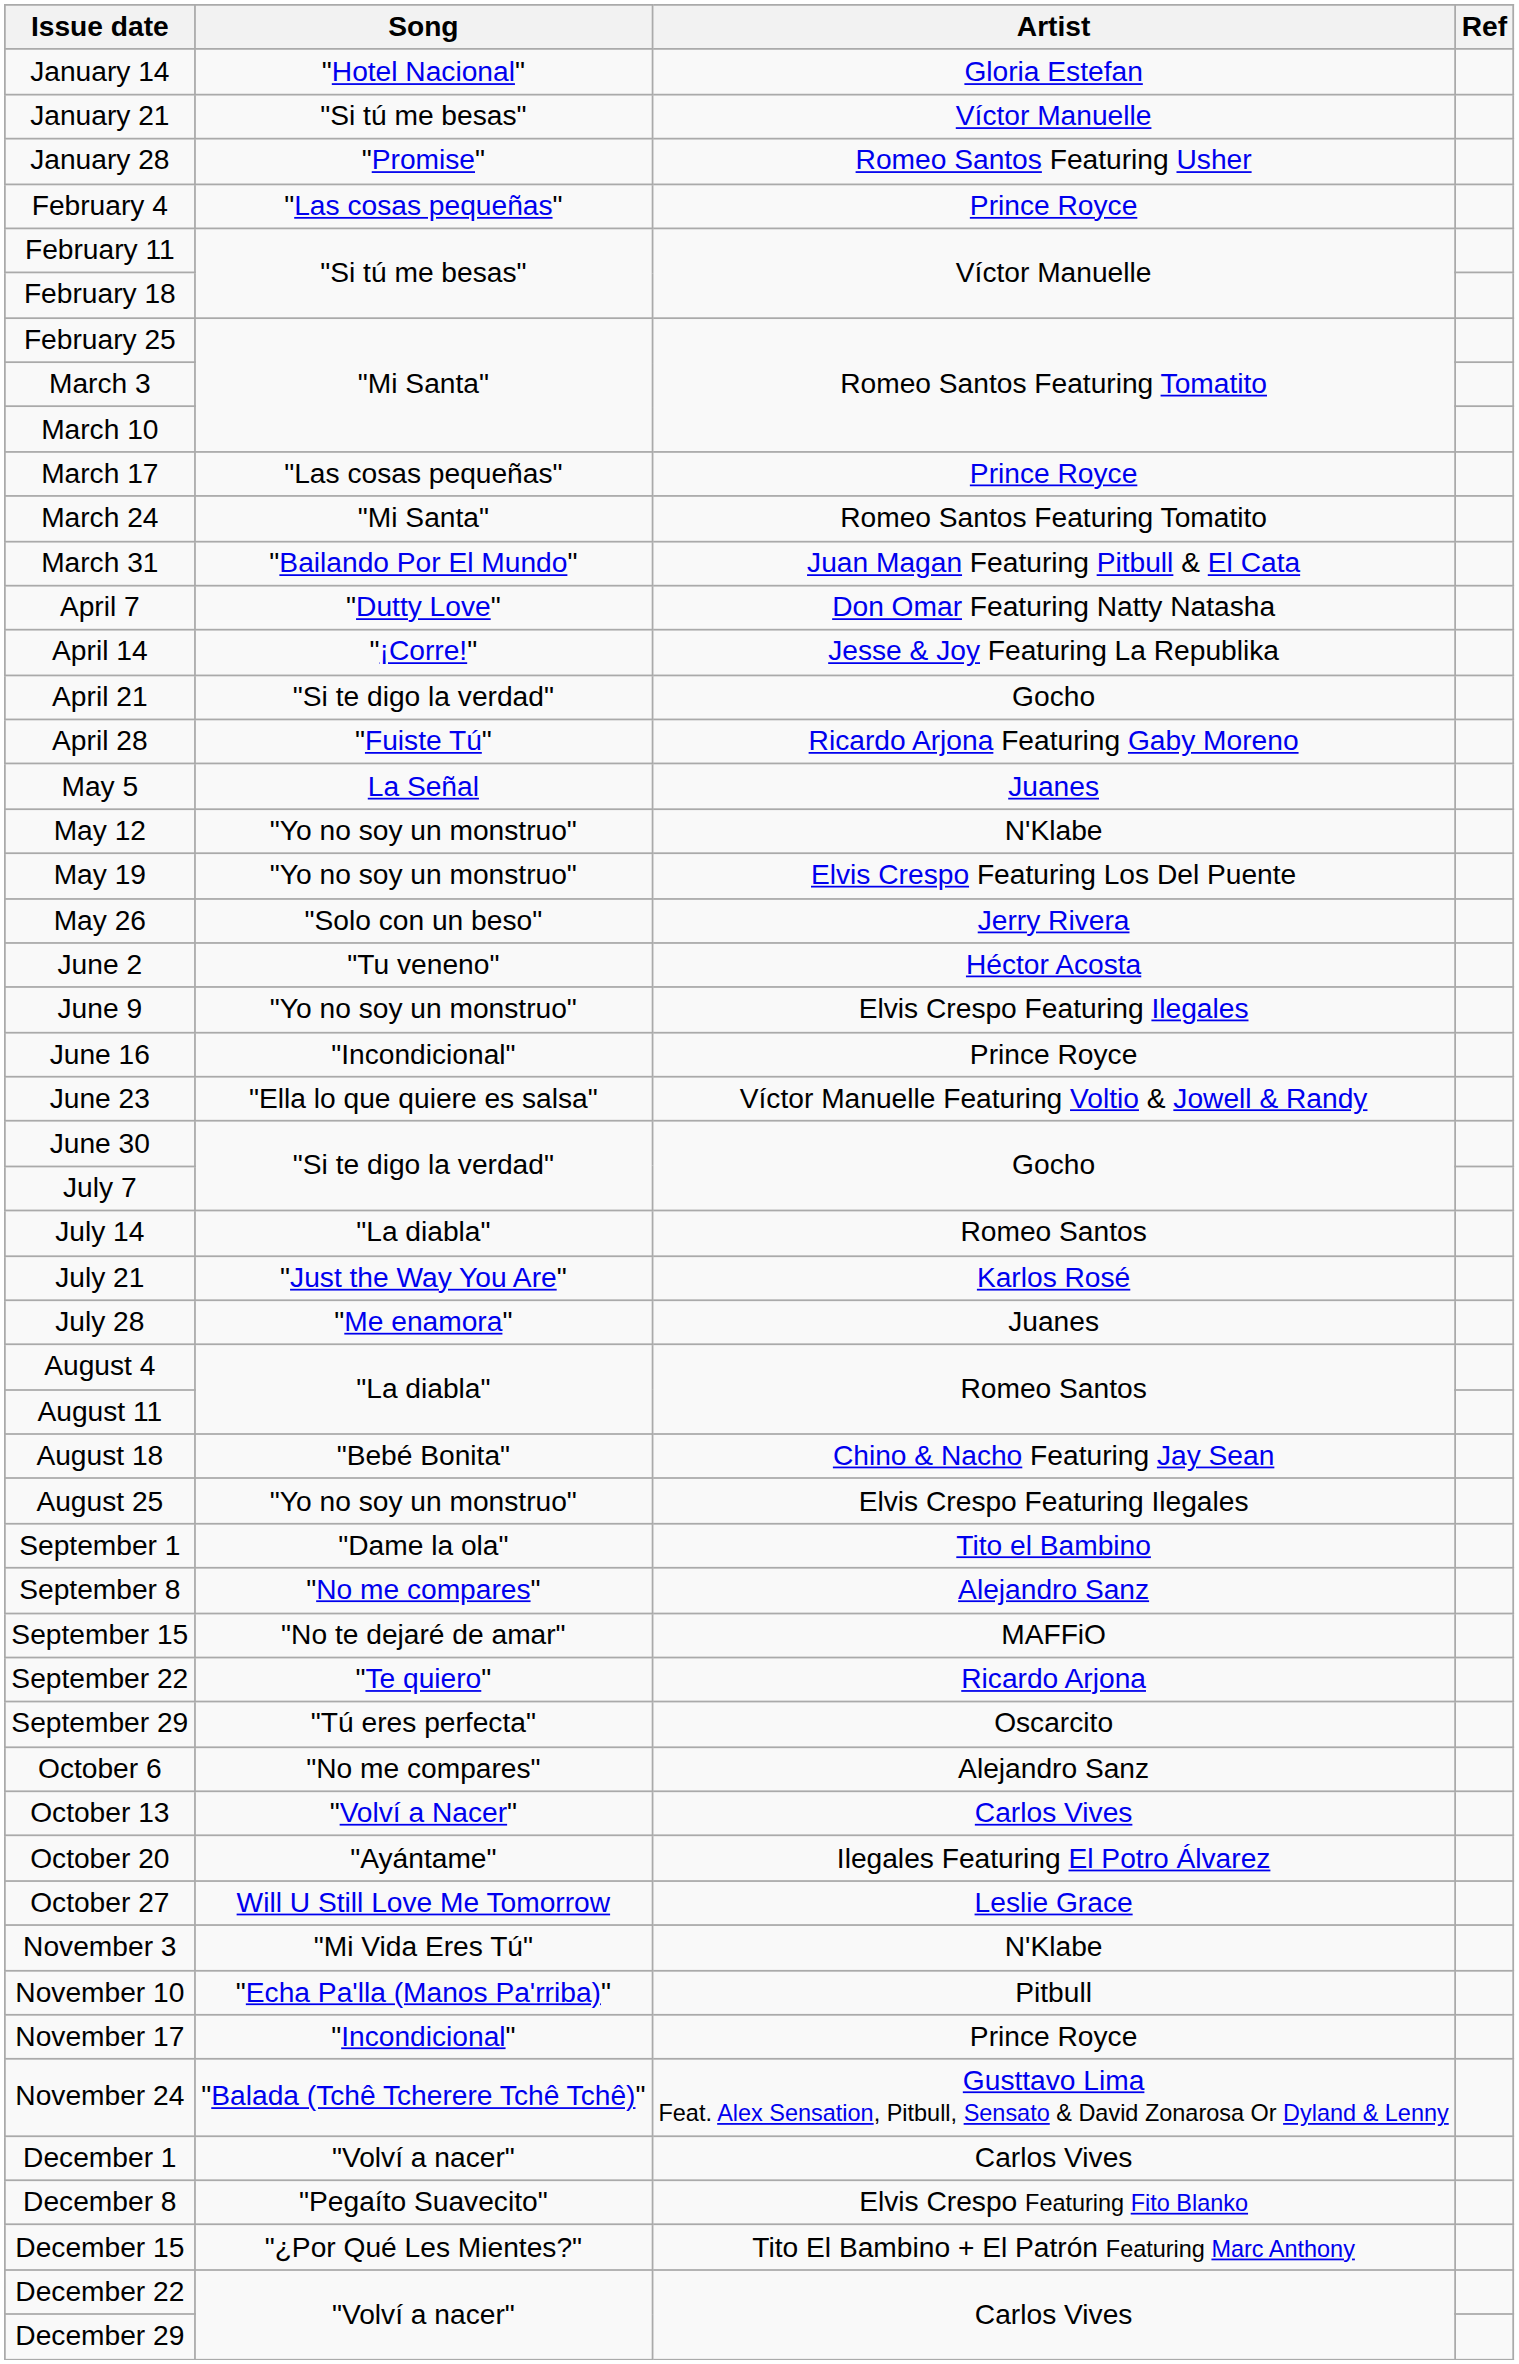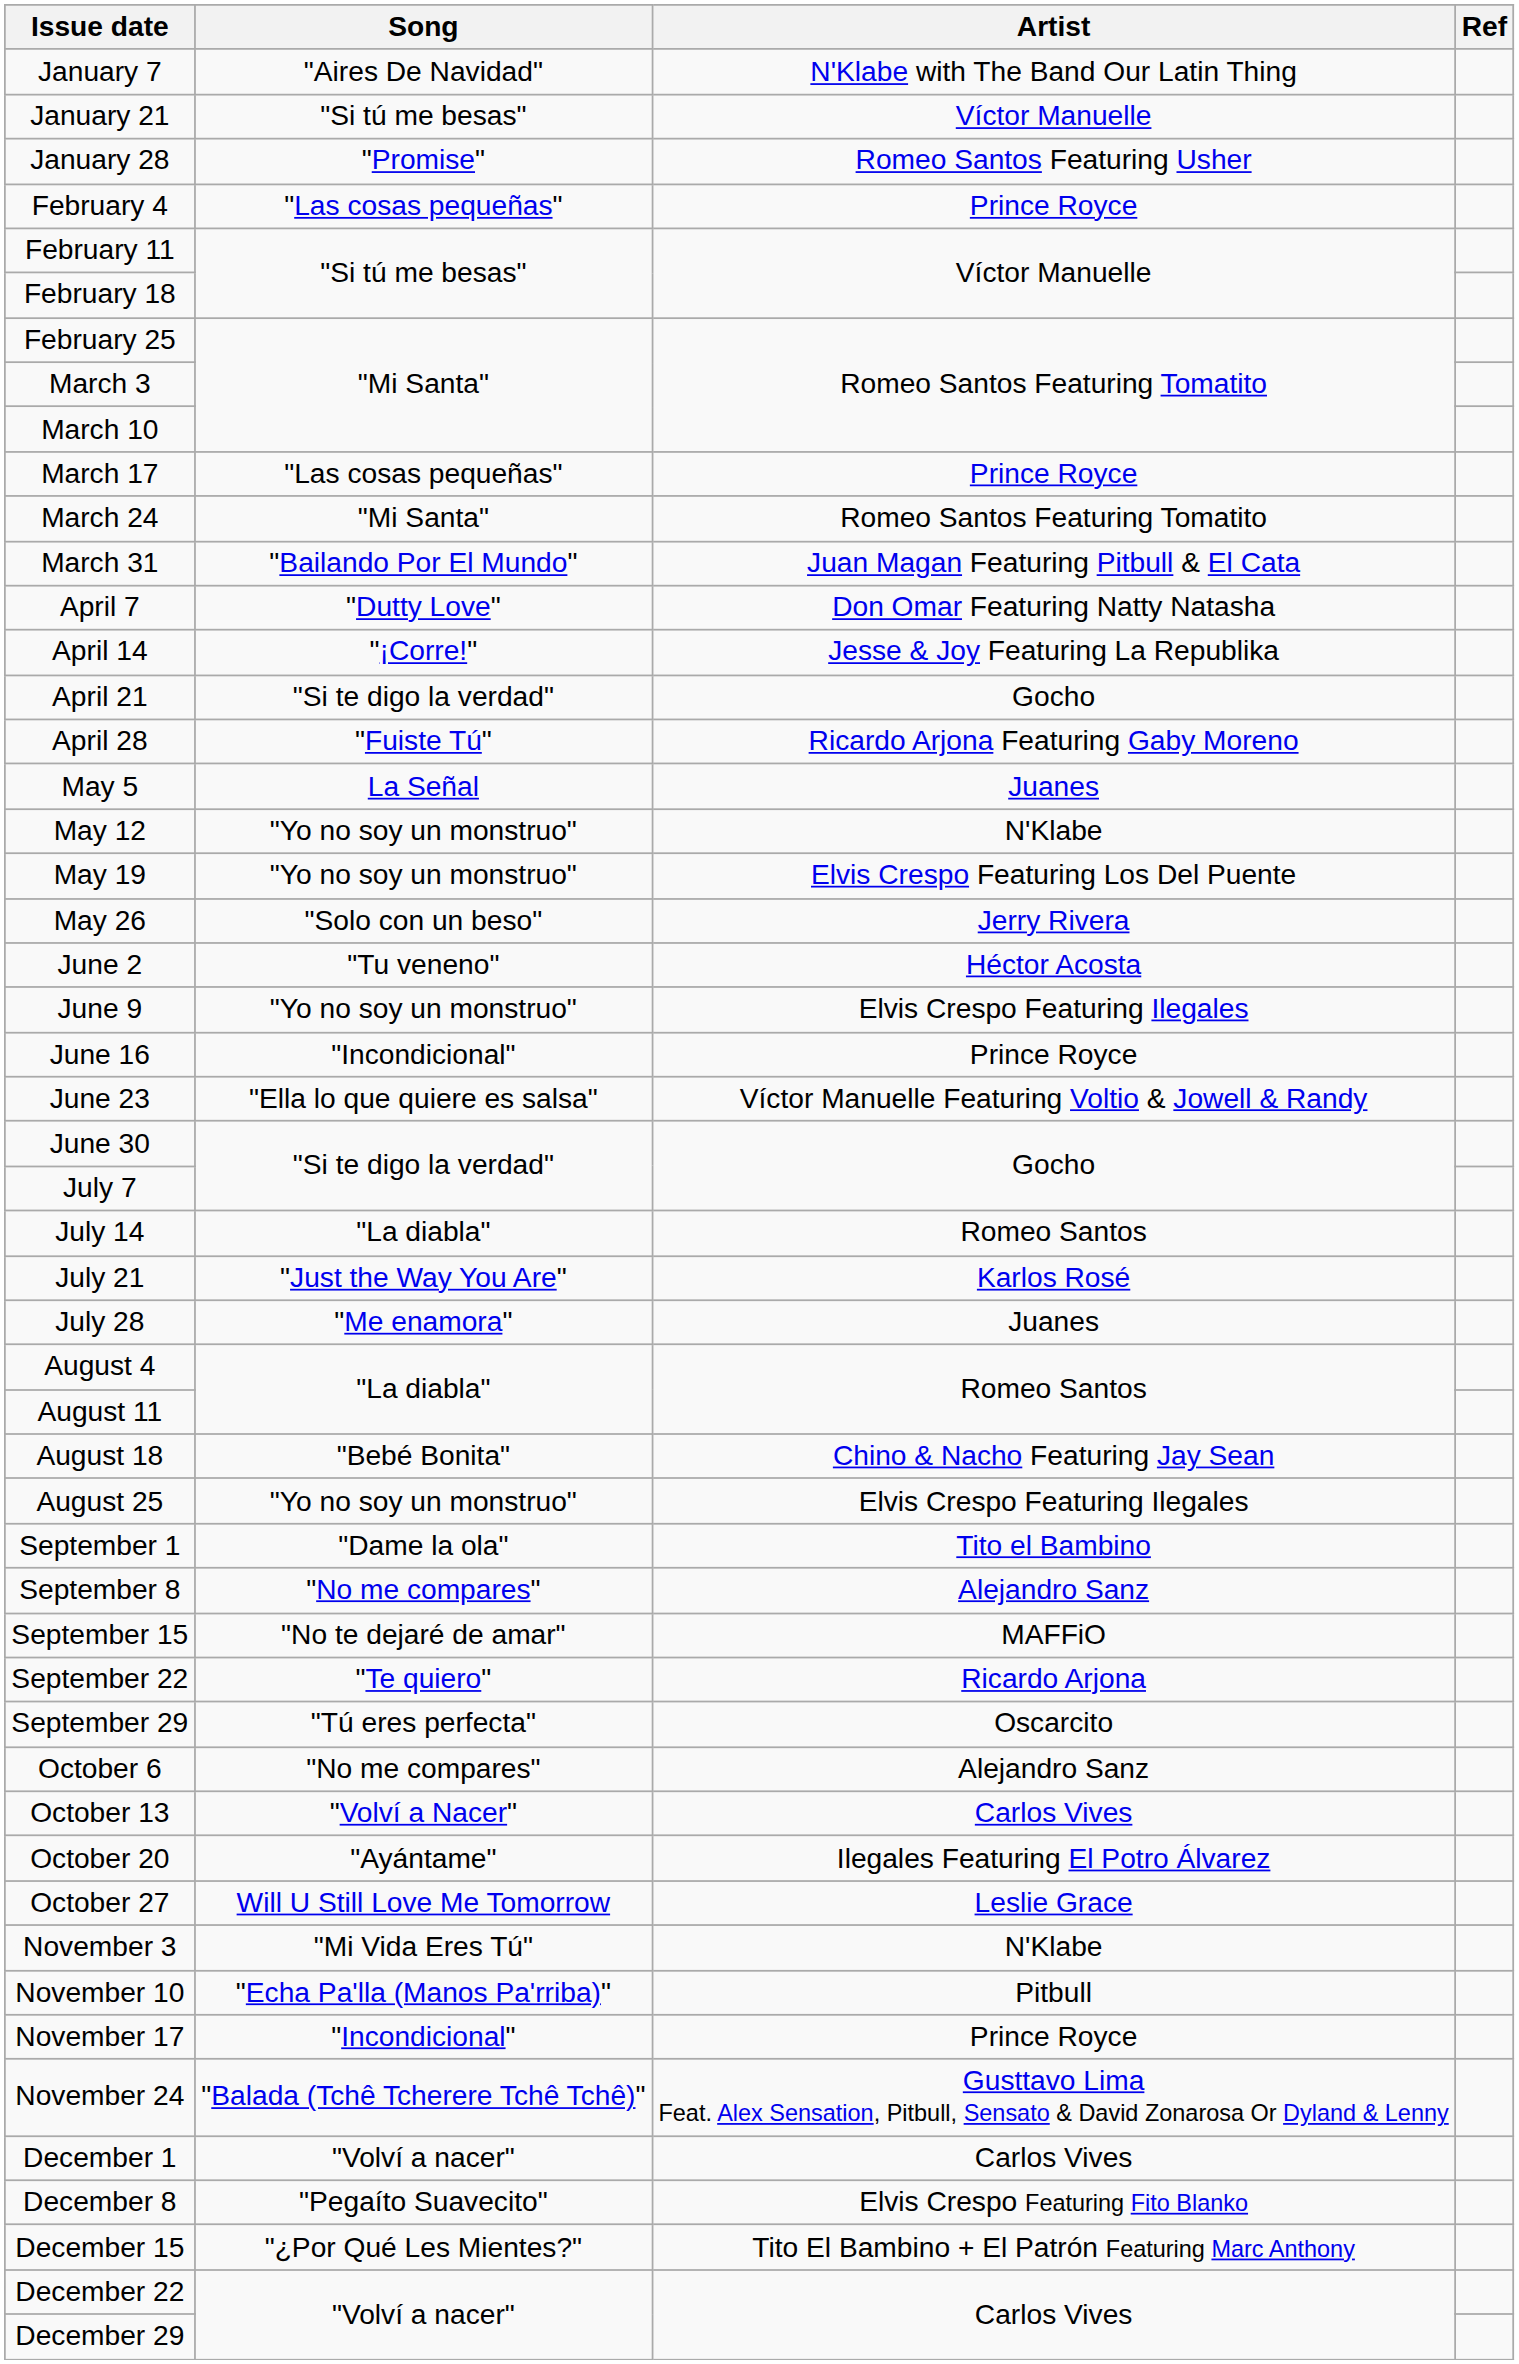+ row: (100, 71)
- row: (100, 71)
